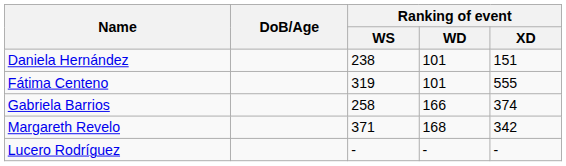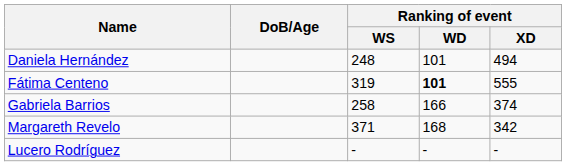(363, 61) 238 -> (363, 61) 248
(505, 61) 151 -> (505, 61) 494
(434, 83) normal -> (434, 83) bold
